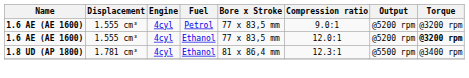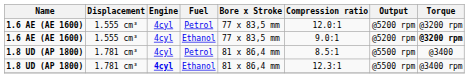(327, 25) 9.0:1 -> (327, 25) 12.0:1
(327, 39) 12.0:1 -> (327, 39) 9.0:1
+ row: (45, 53)
(164, 53) normal -> (164, 66) bold
